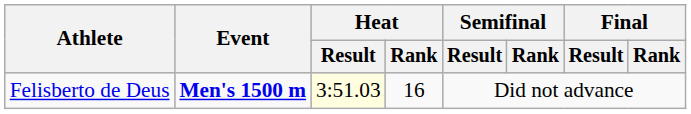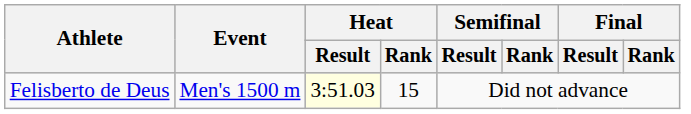(243, 90) bold -> (240, 90) normal
(414, 90) 16 -> (408, 90) 15
